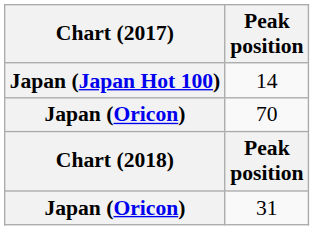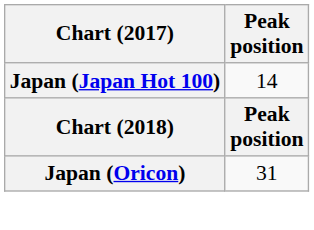- row: (267, 114)
